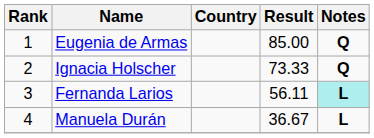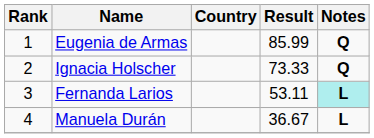(289, 42) 85.00 -> (289, 42) 85.99
(289, 94) 56.11 -> (289, 94) 53.11
